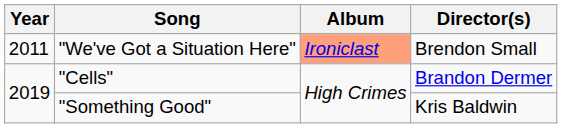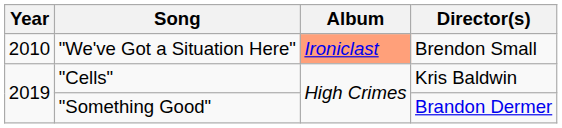(29, 48) 2011 -> (30, 48) 2010
(484, 78) Brandon Dermer -> (466, 78) Kris Baldwin
(466, 107) Kris Baldwin -> (484, 107) Brandon Dermer
